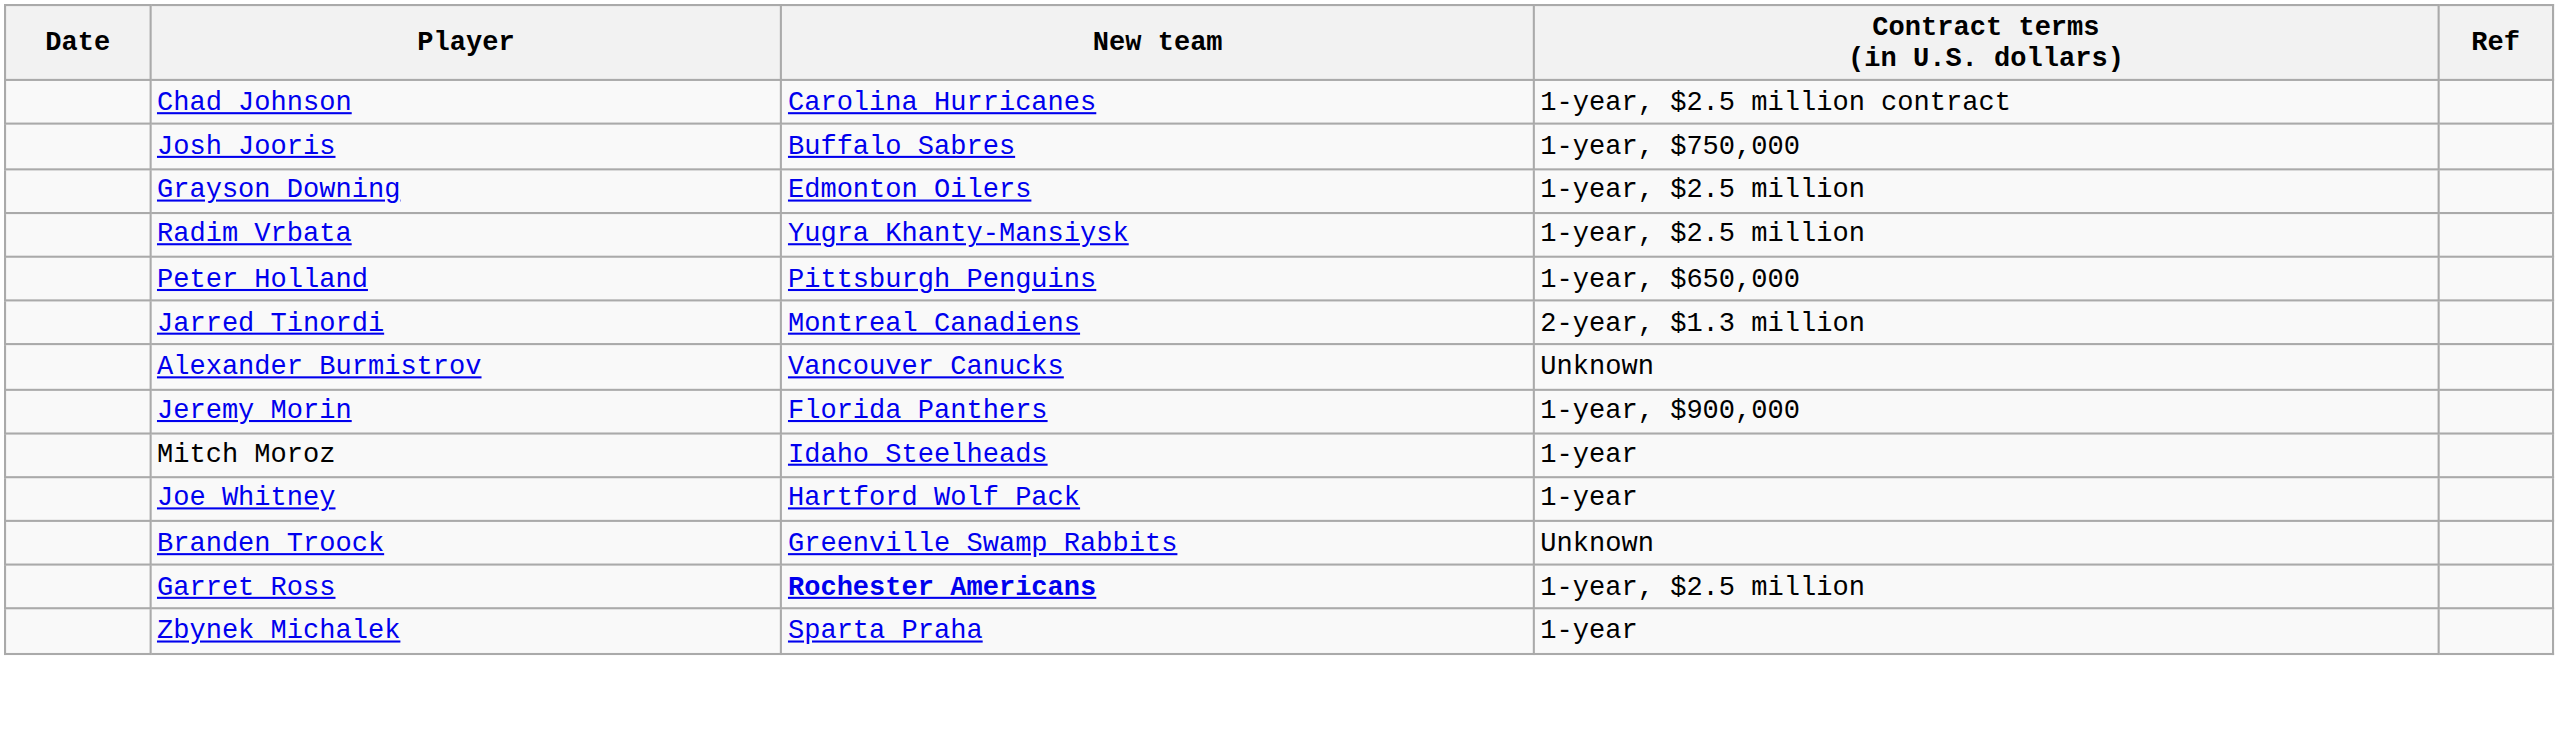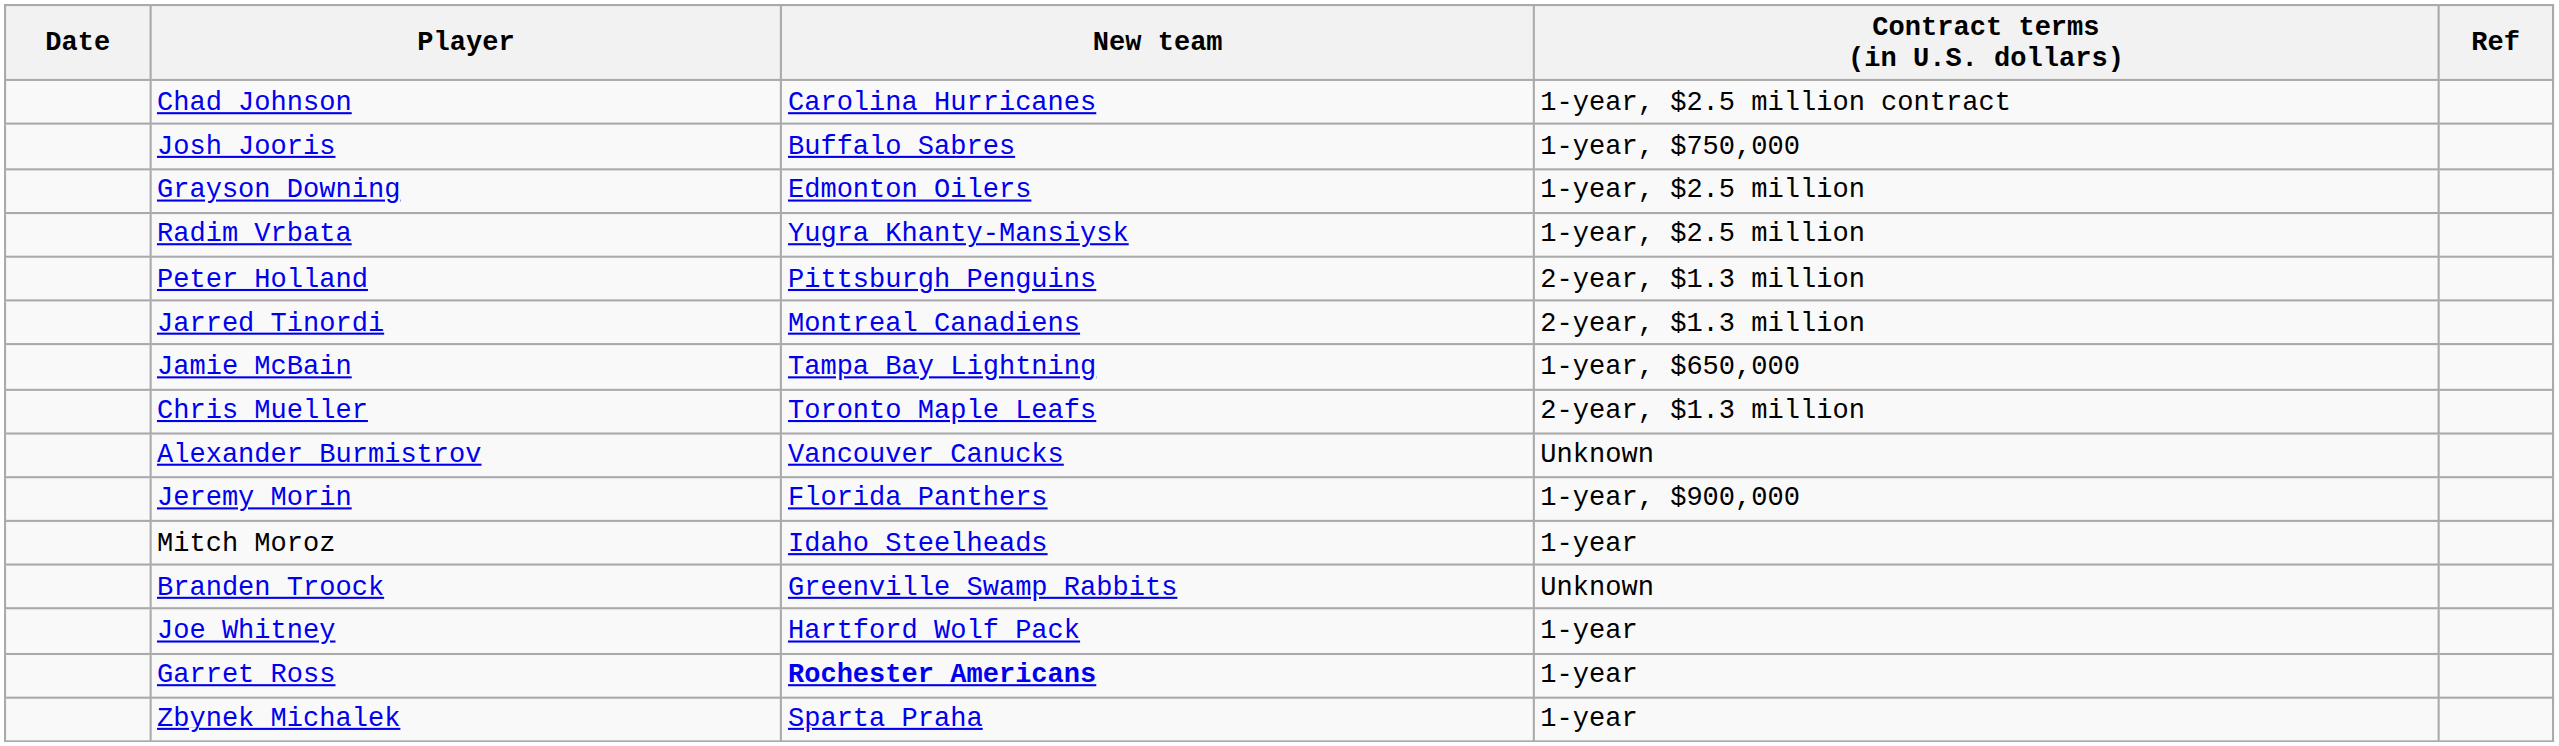(1670, 279) 1-year, $650,000 -> (1703, 279) 2-year, $1.3 million
+ row: (254, 367)
+ row: (262, 411)
rows swapped: (246, 499) <-> (271, 543)
(1703, 587) 1-year, $2.5 million -> (1589, 675) 1-year
